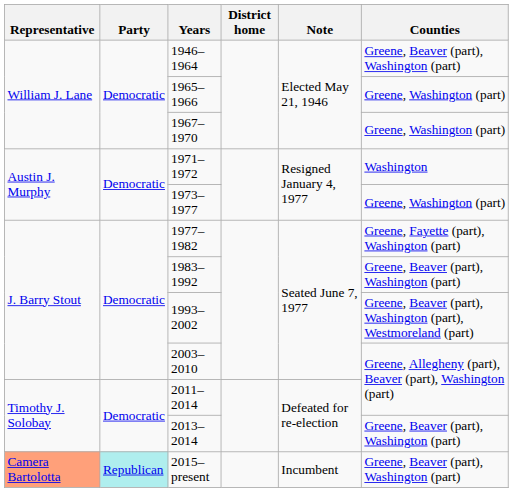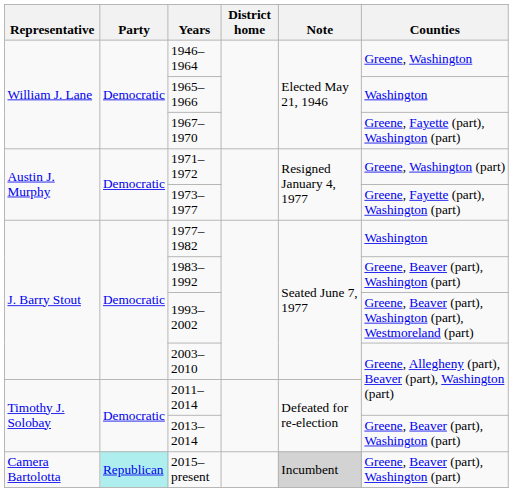(424, 58) Greene, Beaver (part), Washington (part) -> (418, 58) Greene, Washington
(435, 94) Greene, Washington (part) -> (396, 94) Washington
(435, 130) Greene, Washington (part) -> (424, 130) Greene, Fayette (part), Washington (part)
(396, 166) Washington -> (435, 166) Greene, Washington (part)
(435, 202) Greene, Washington (part) -> (424, 202) Greene, Fayette (part), Washington (part)
(424, 238) Greene, Fayette (part), Washington (part) -> (396, 238) Washington
(34, 469) lightsalmon background -> (34, 469) no background
(310, 469) no background -> (310, 469) lightgrey background
